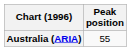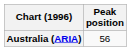(105, 38) 55 -> (105, 38) 56
